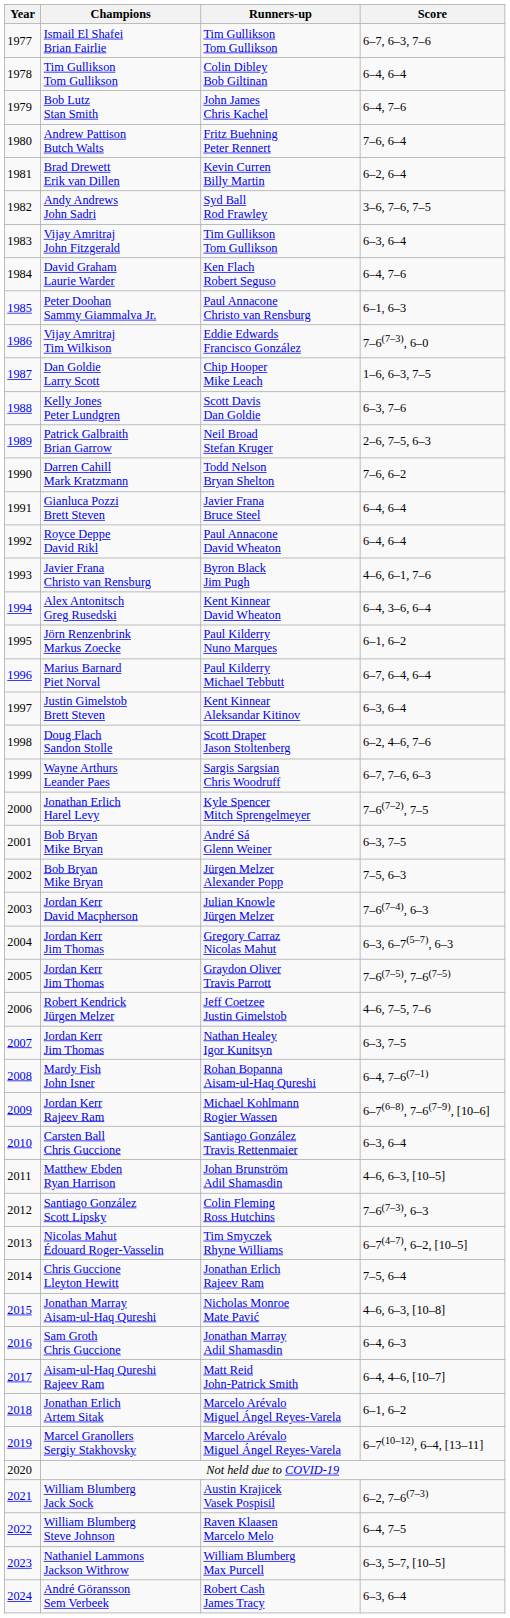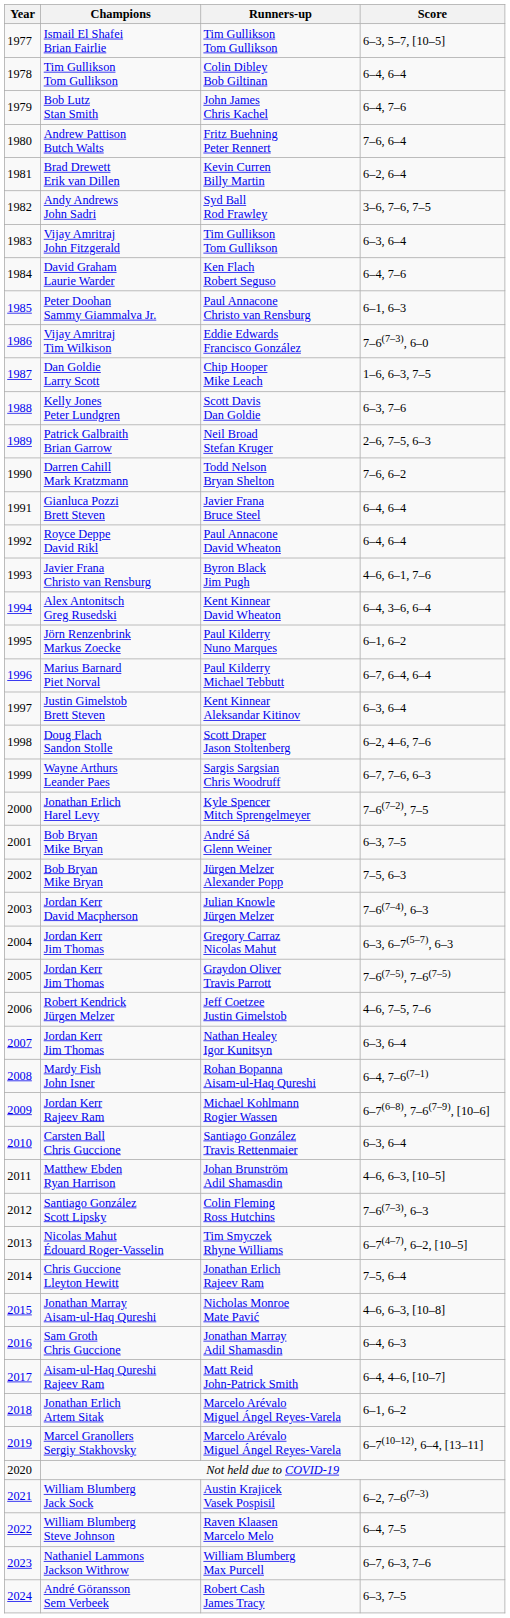(397, 40) 6–7, 6–3, 7–6 -> (404, 40) 6–3, 5–7, [10–5]
(385, 1042) 6–3, 7–5 -> (385, 1042) 6–3, 6–4
(404, 1563) 6–3, 5–7, [10–5] -> (397, 1563) 6–7, 6–3, 7–6
(385, 1596) 6–3, 6–4 -> (385, 1596) 6–3, 7–5
